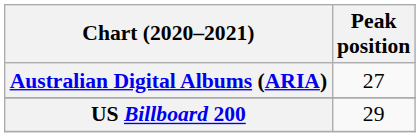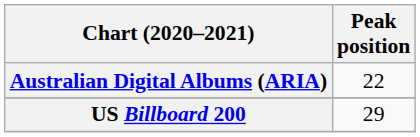(374, 80) 27 -> (374, 80) 22
